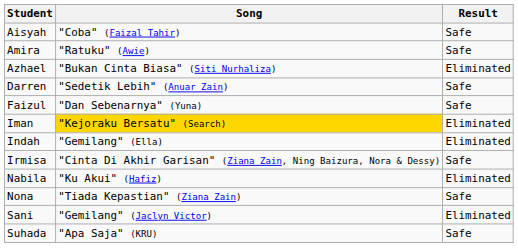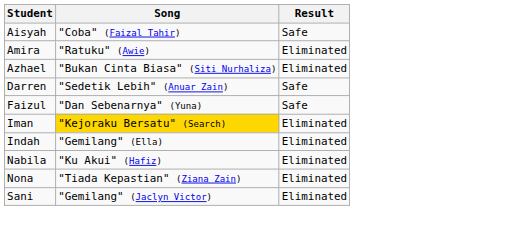(459, 50) Safe -> (314, 50) Eliminated
- row: (27, 160)
(459, 196) Safe -> (314, 178) Eliminated
- row: (27, 233)
